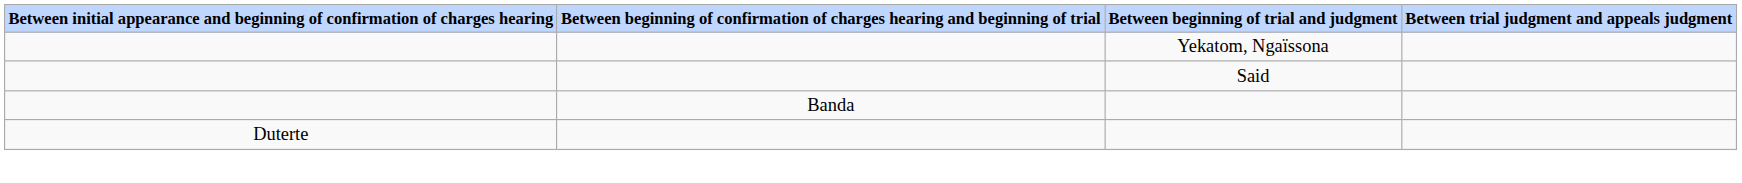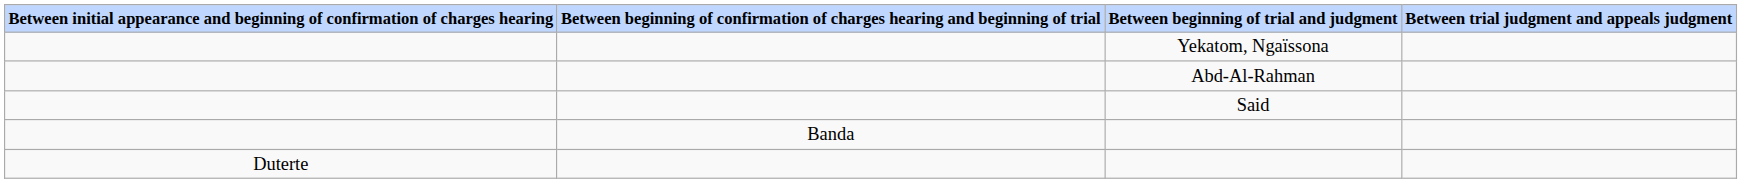+ row: (281, 76)
